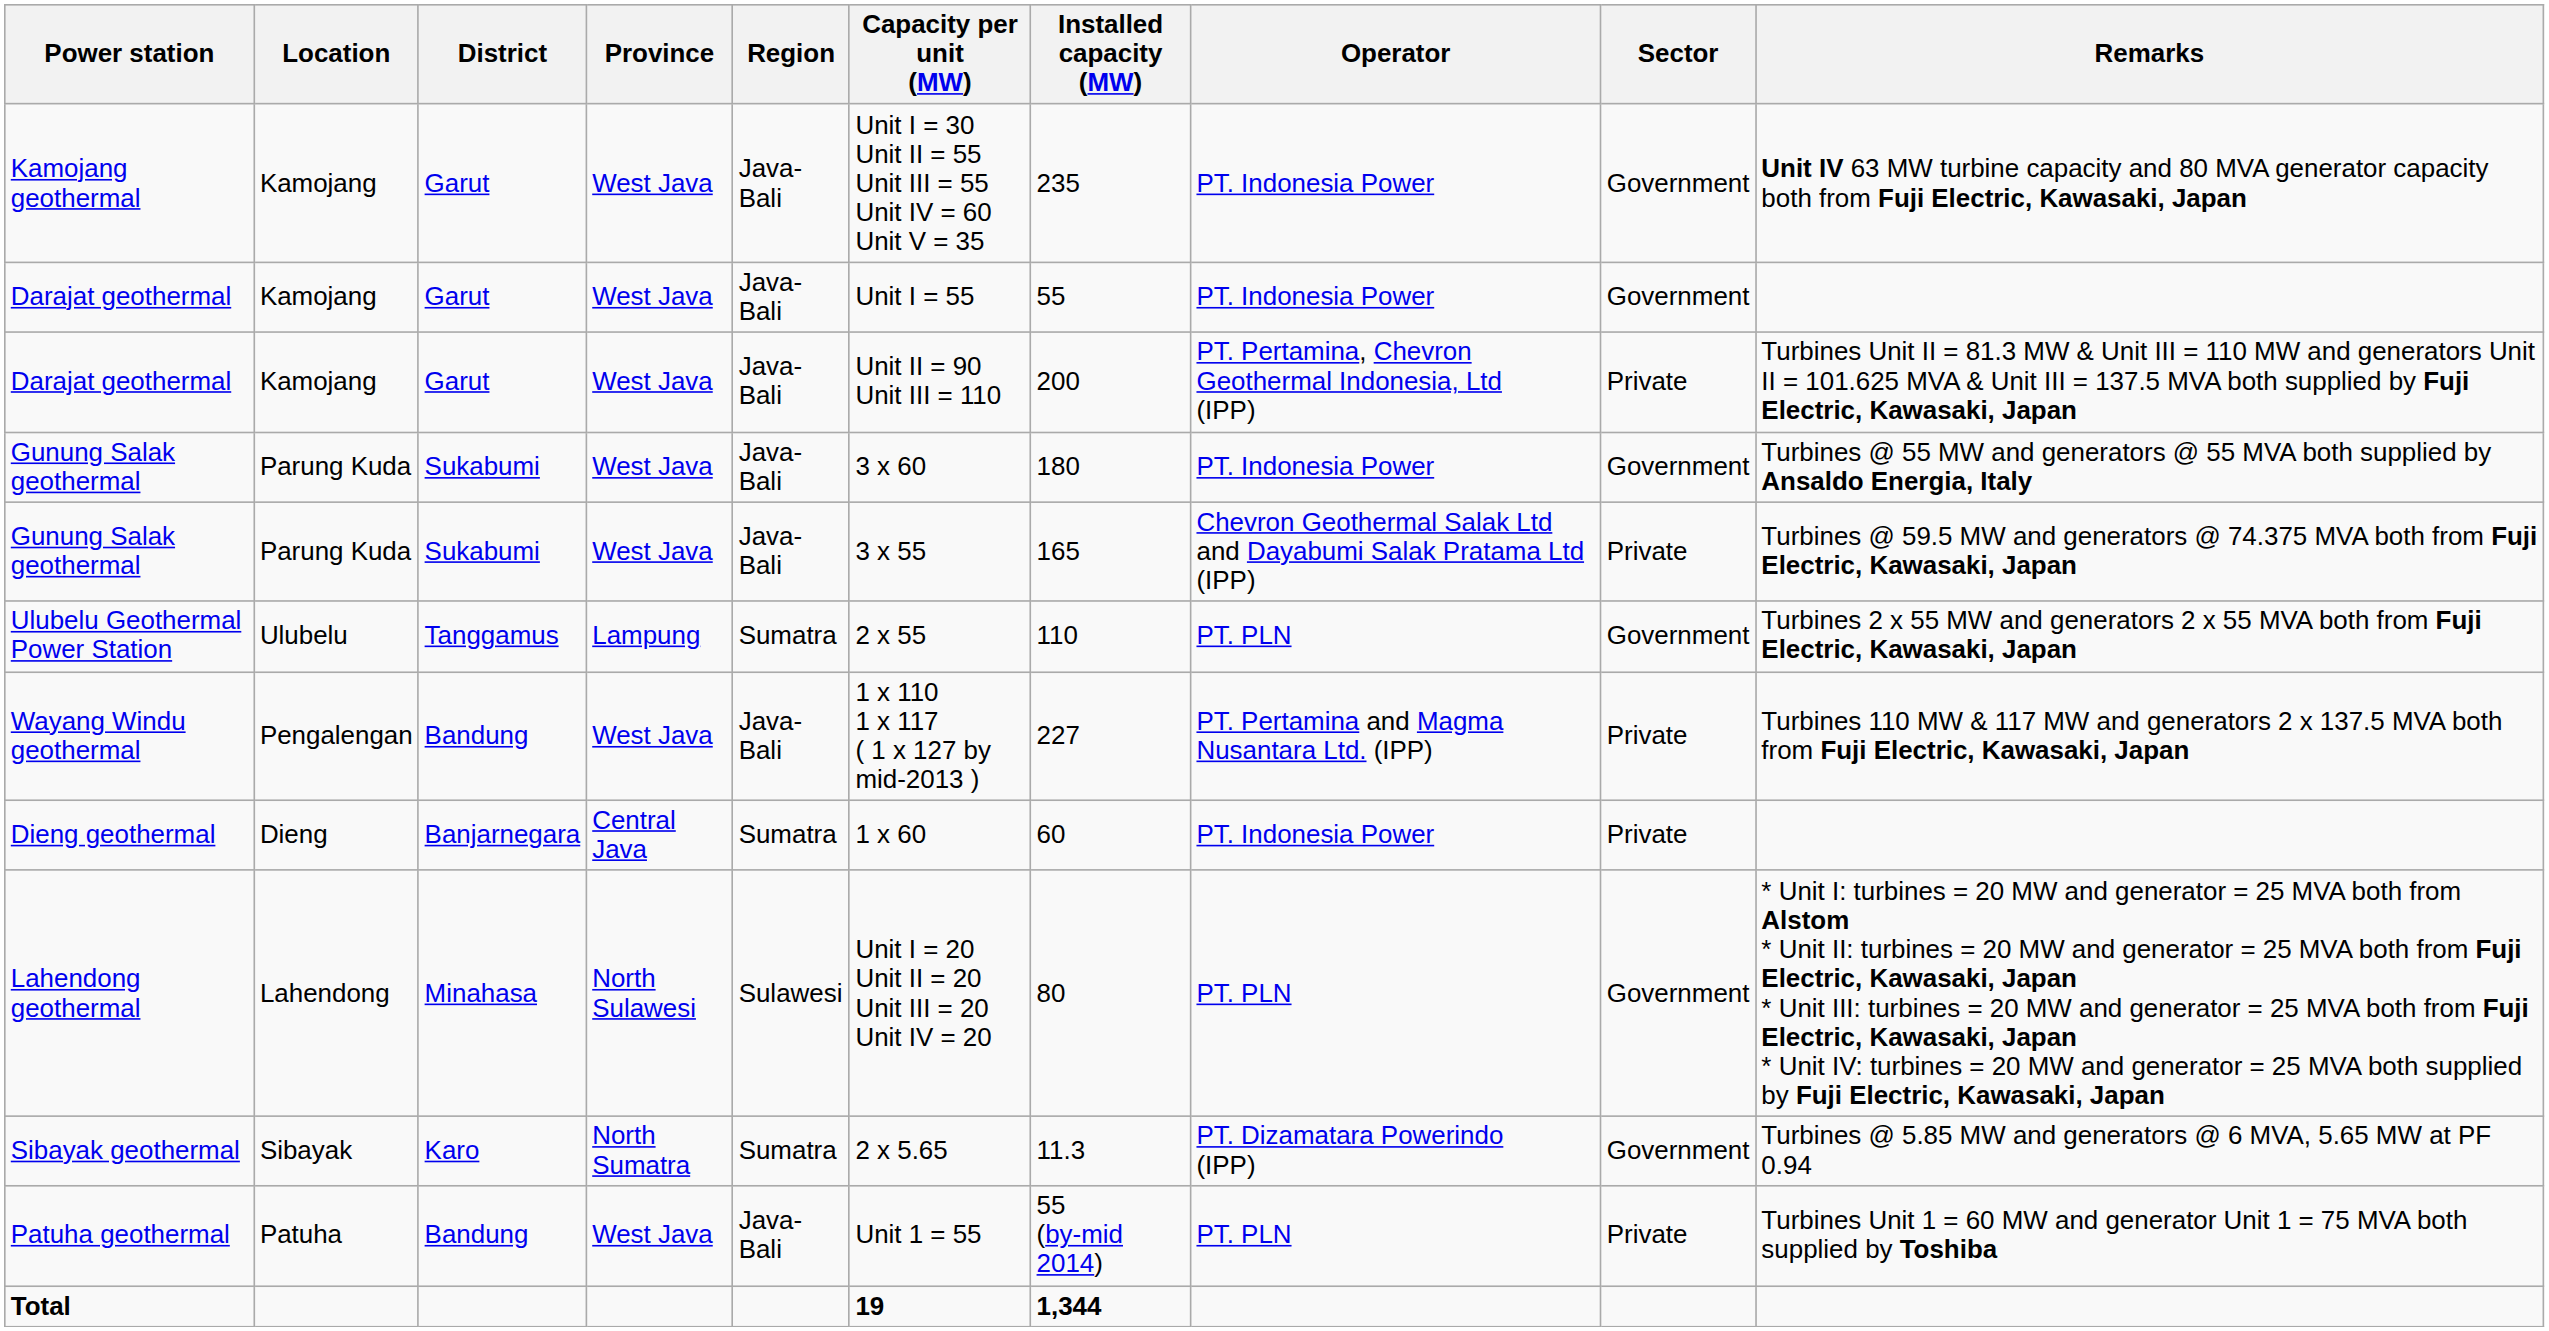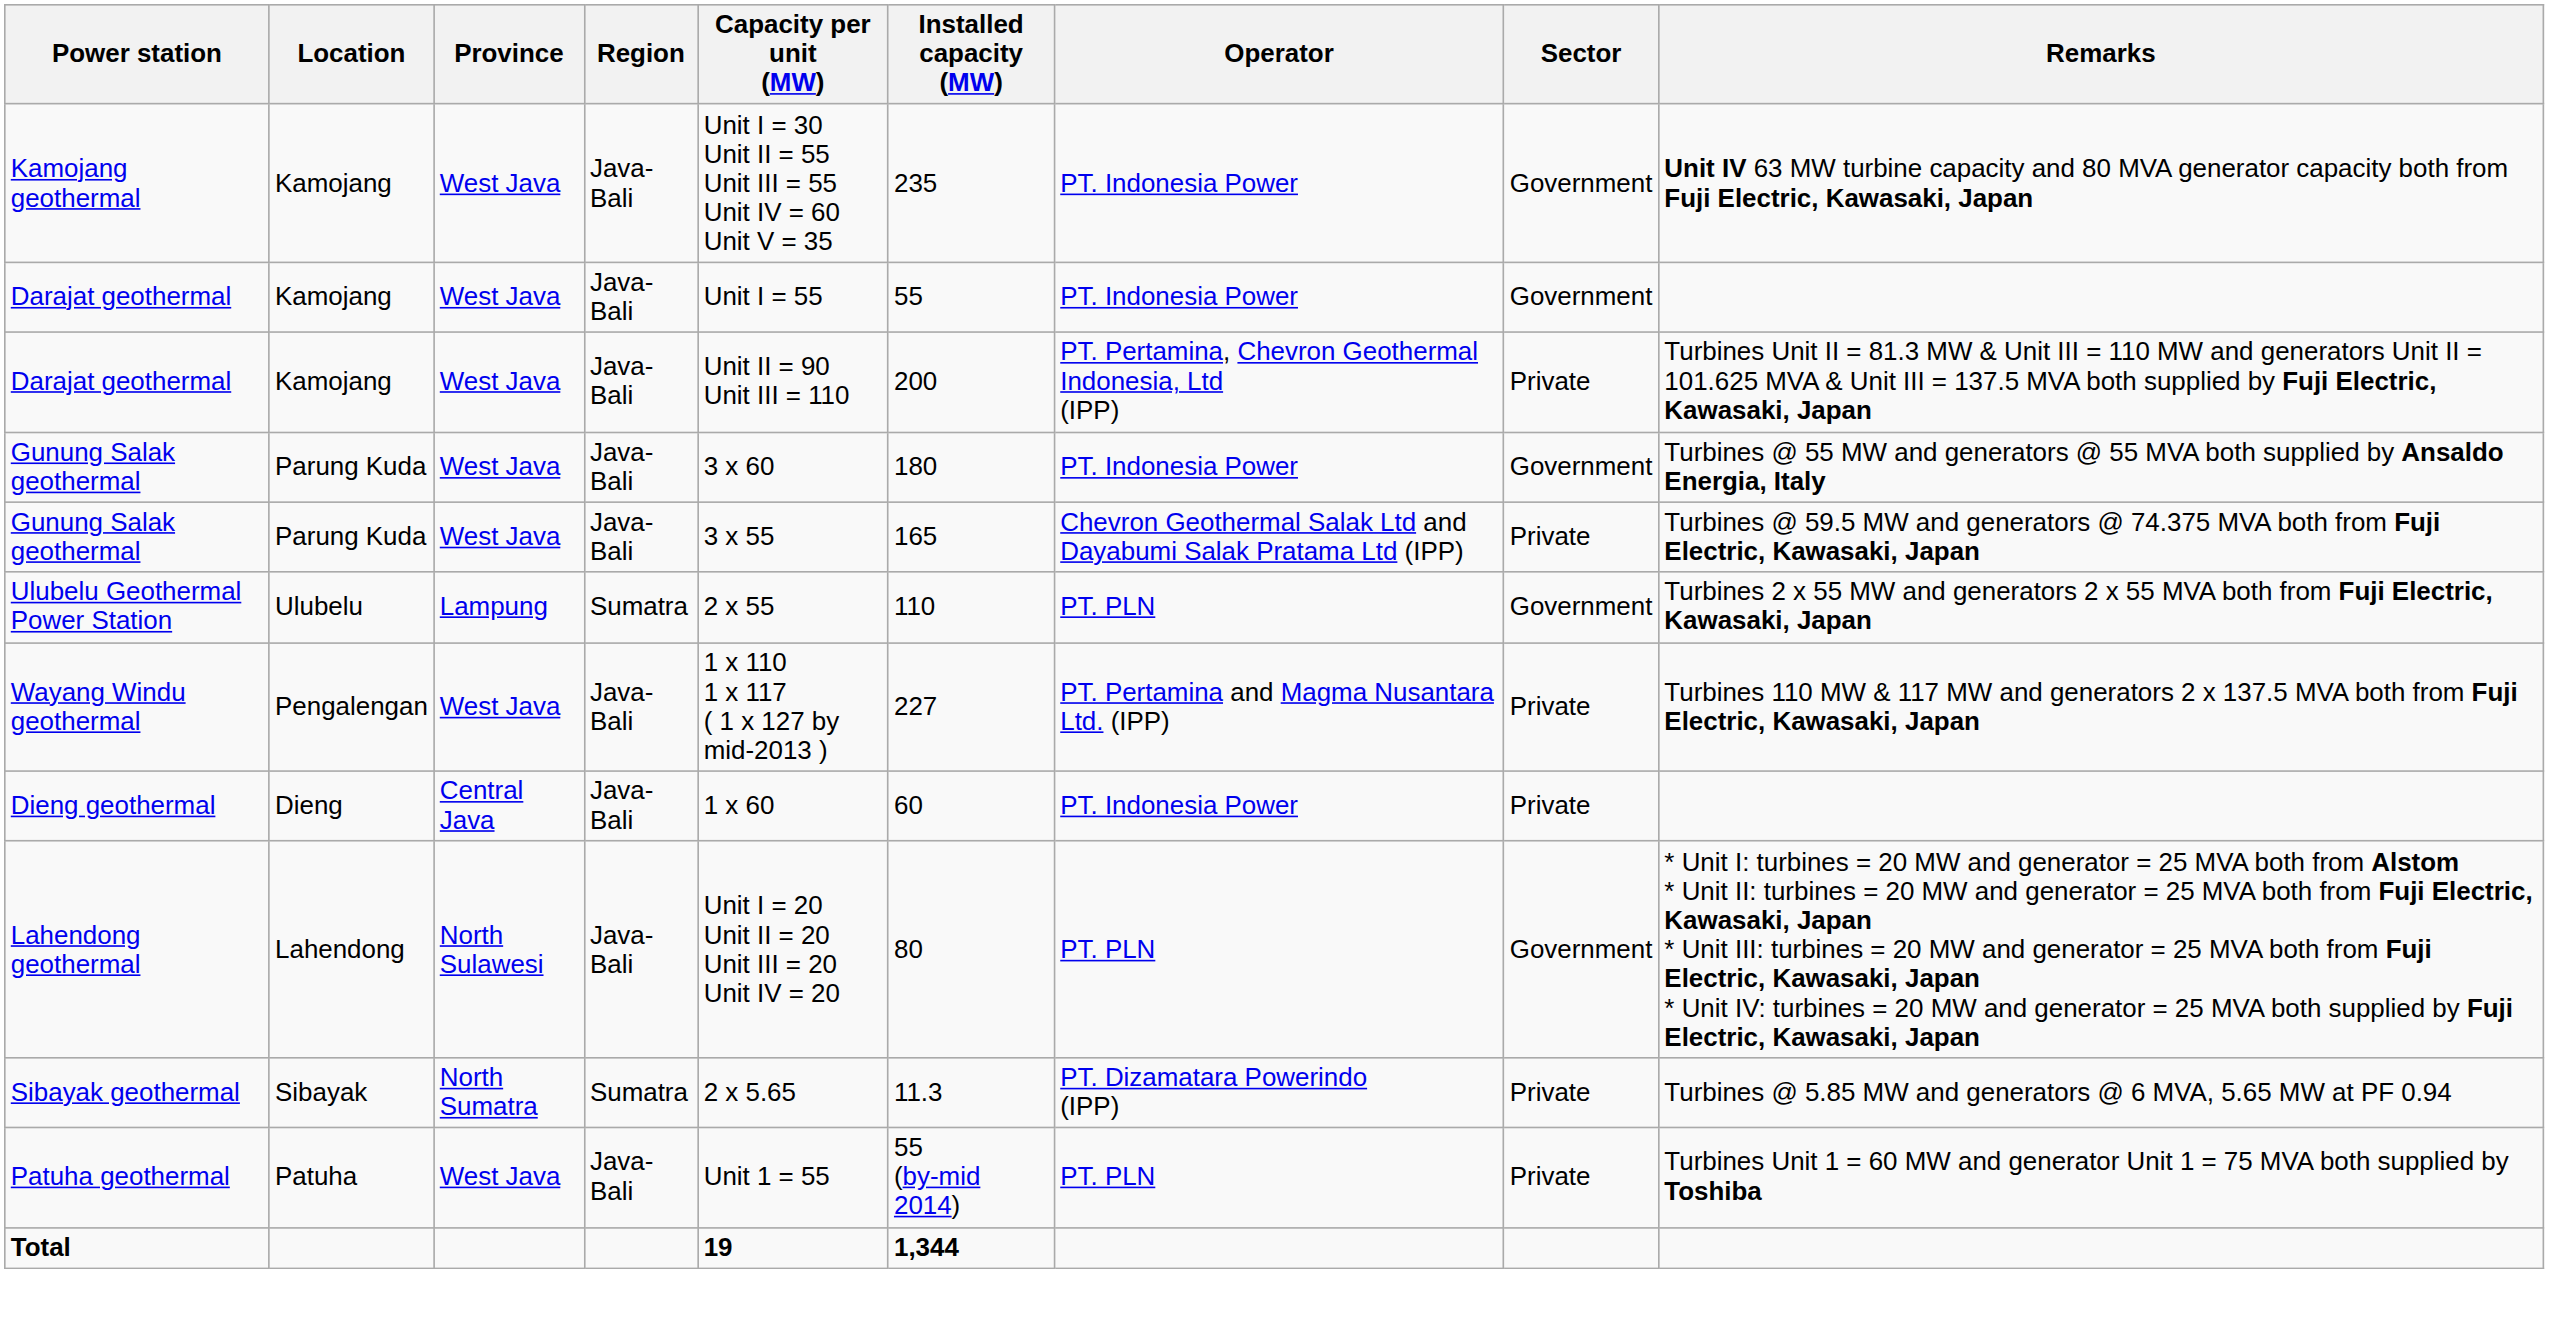- column: (502, 54)
(788, 835) Sumatra -> (622, 805) Java-Bali
(791, 992) Sulawesi -> (622, 949) Java-Bali
(1678, 1150) Government -> (1550, 1092) Private
